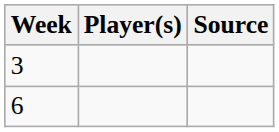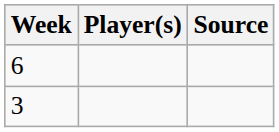rows swapped: (17, 65) <-> (17, 106)
